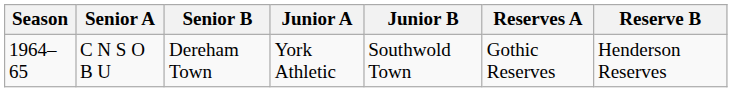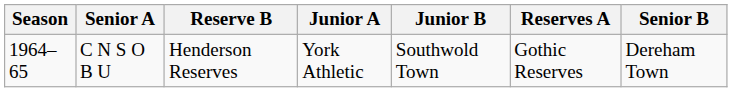columns swapped: (217, 19) <-> (660, 19)
